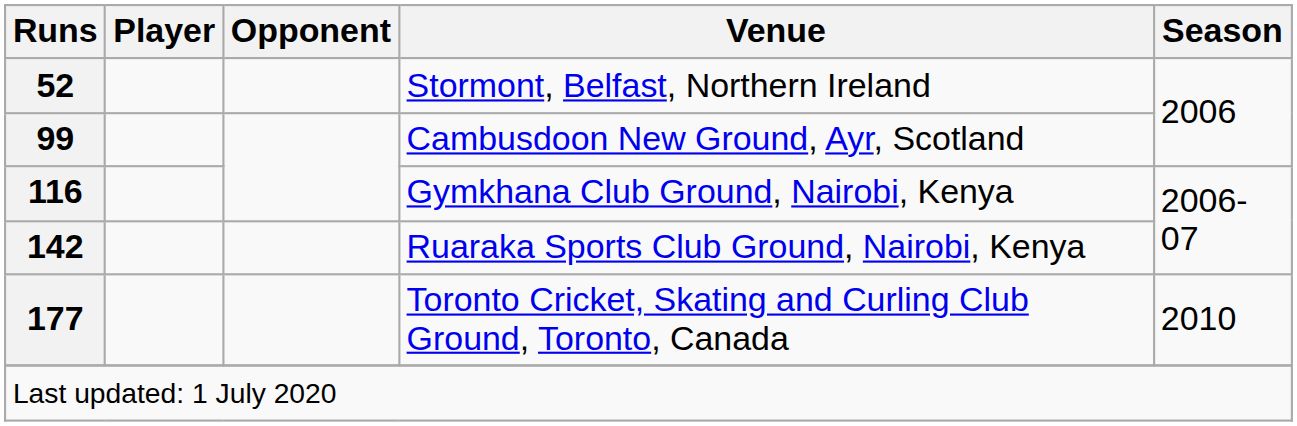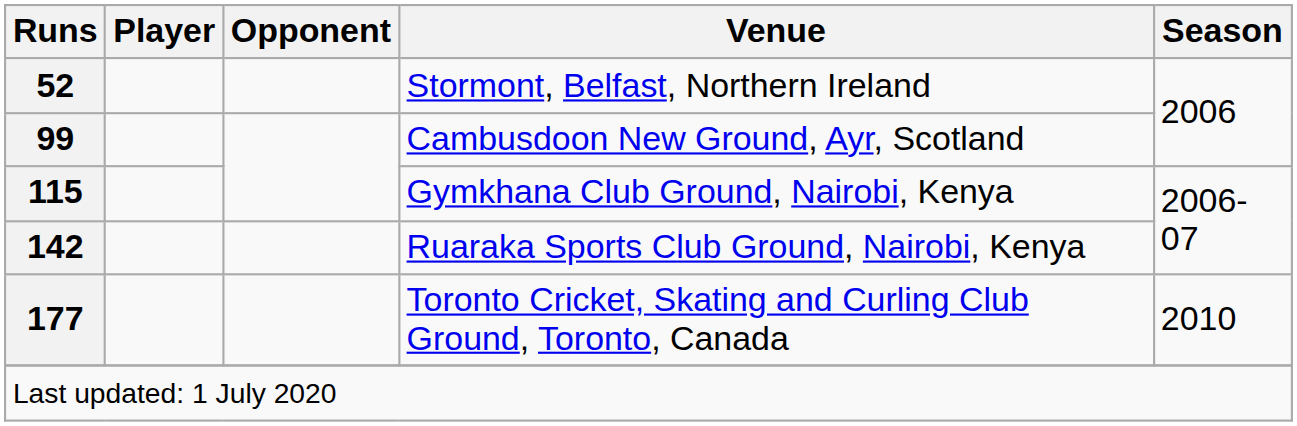(55, 192) 116 -> (55, 192) 115
